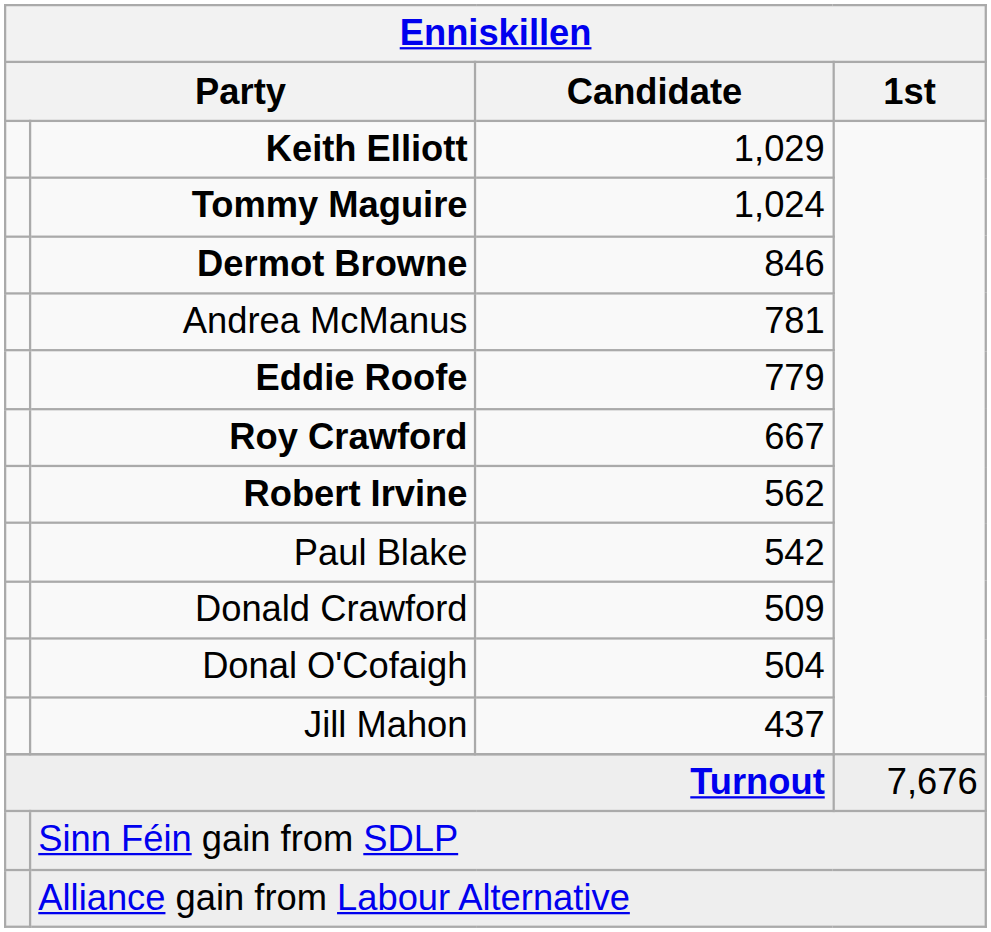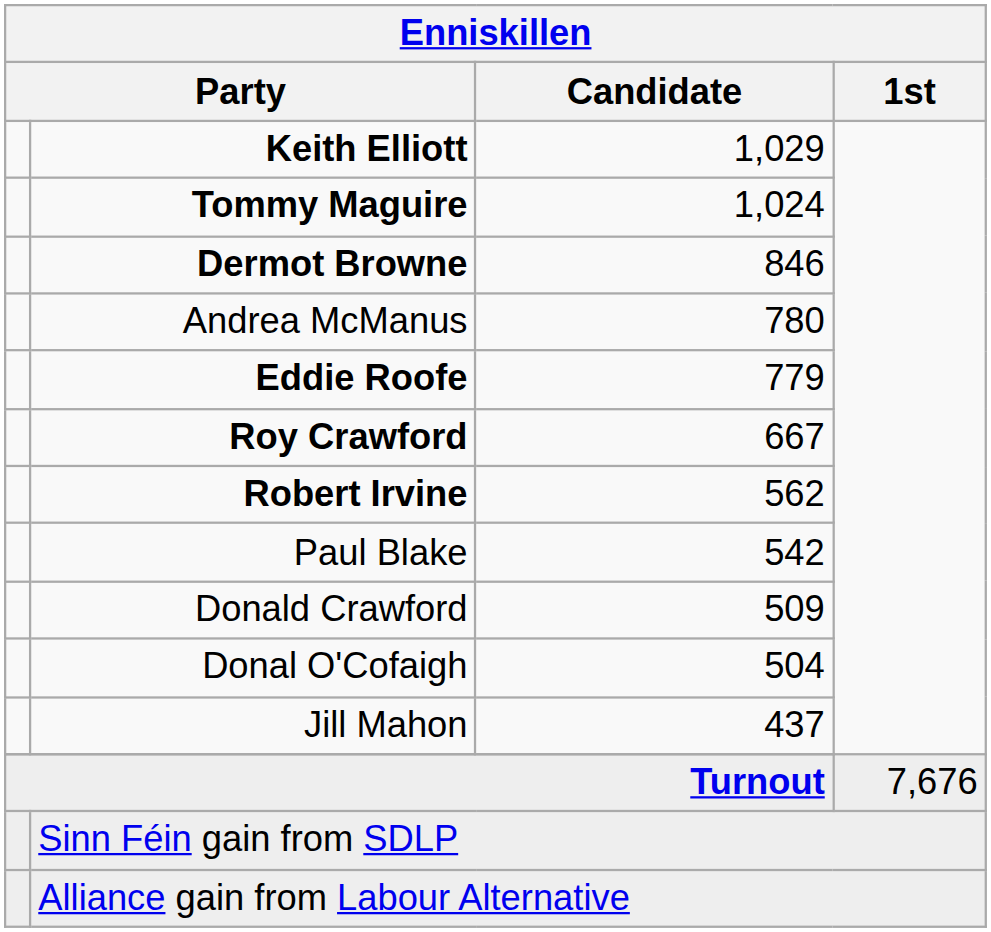(794, 321) 781 -> (794, 321) 780
